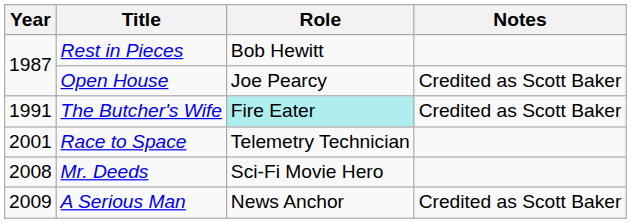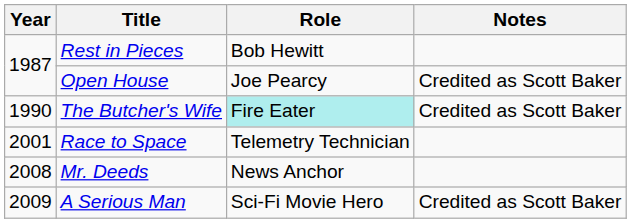(30, 111) 1991 -> (30, 111) 1990
(307, 171) Sci-Fi Movie Hero -> (287, 171) News Anchor
(287, 202) News Anchor -> (307, 202) Sci-Fi Movie Hero
